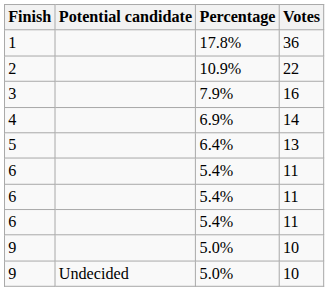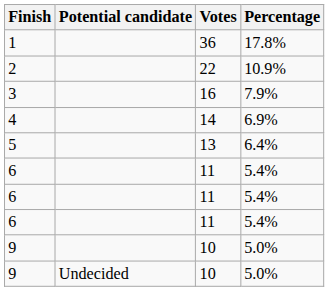columns swapped: (238, 17) <-> (302, 17)
